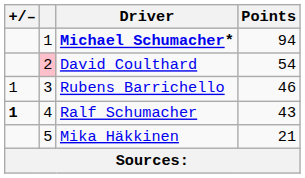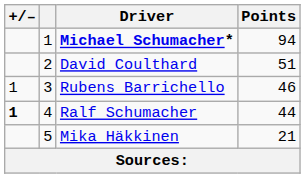(48, 65) pink background -> (48, 65) no background
(287, 65) 54 -> (287, 65) 51
(287, 113) 43 -> (287, 113) 44
